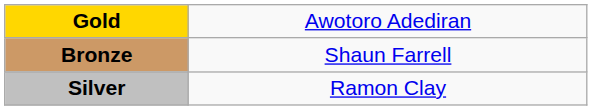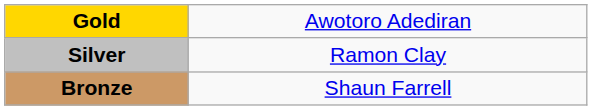rows swapped: (97, 88) <-> (97, 54)
